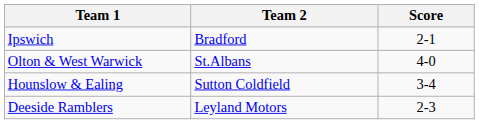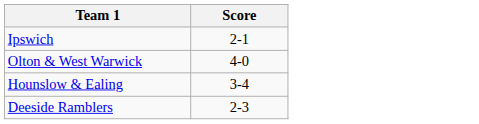- column: (284, 15)
